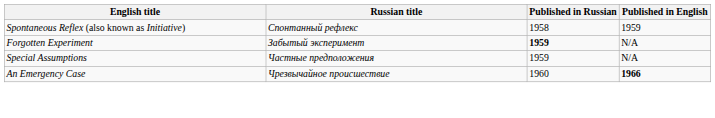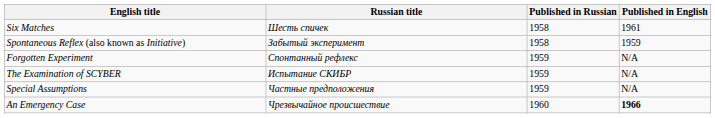+ row: (30, 27)
(313, 27) Спонтанный рефлекс -> (316, 43) Забытый эксперимент
(316, 43) Забытый эксперимент -> (313, 58) Спонтанный рефлекс
(539, 43) bold -> (539, 58) normal
+ row: (64, 74)
